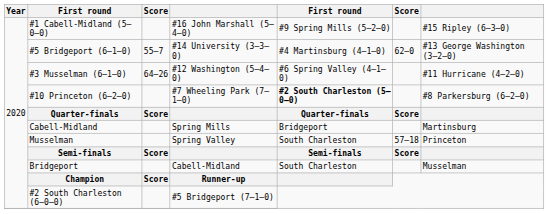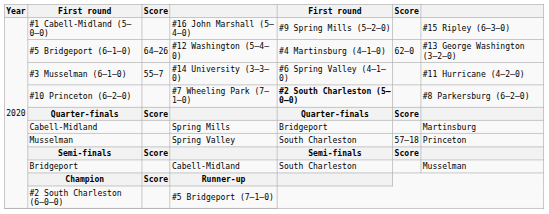(154, 51) 55–7 -> (156, 51) 64–26
(220, 51) #14 University (3–3–0) -> (220, 51) #12 Washington (5–4–0)
(156, 74) 64–26 -> (154, 74) 55–7
(220, 74) #12 Washington (5–4–0) -> (220, 74) #14 University (3–3–0)
